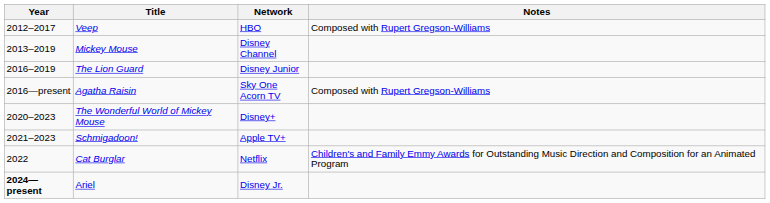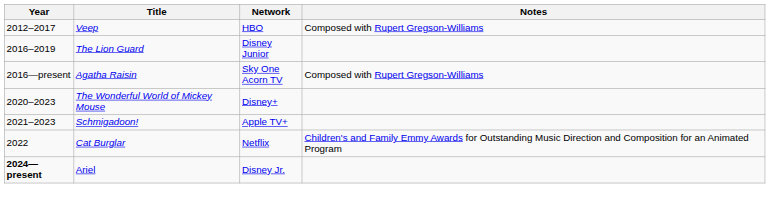- row: (107, 48)
